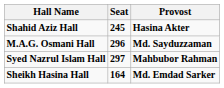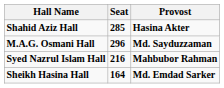(118, 28) 245 -> (118, 28) 285
(118, 59) 297 -> (118, 59) 216
